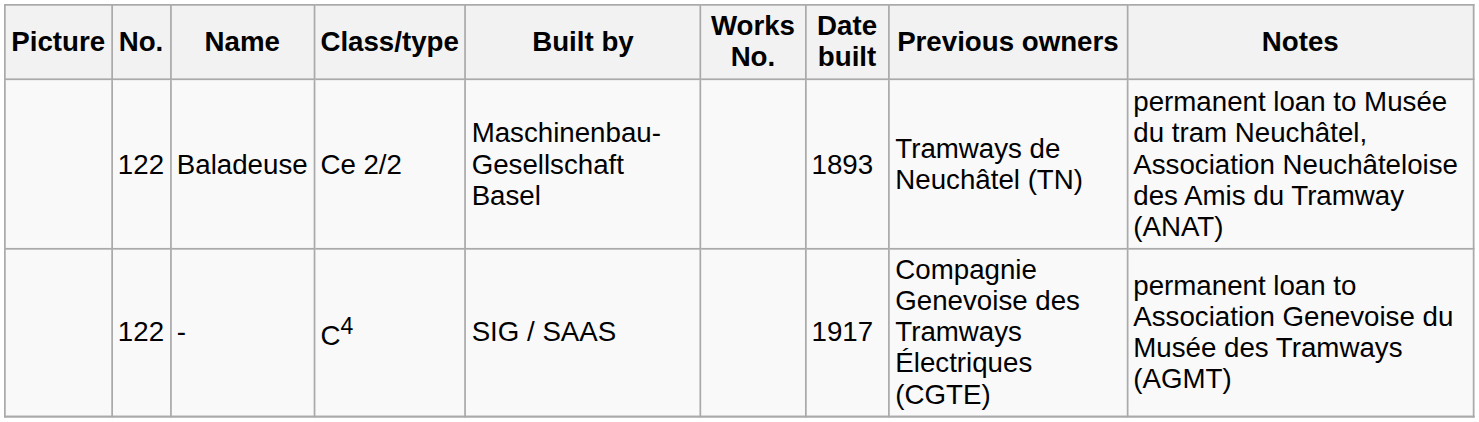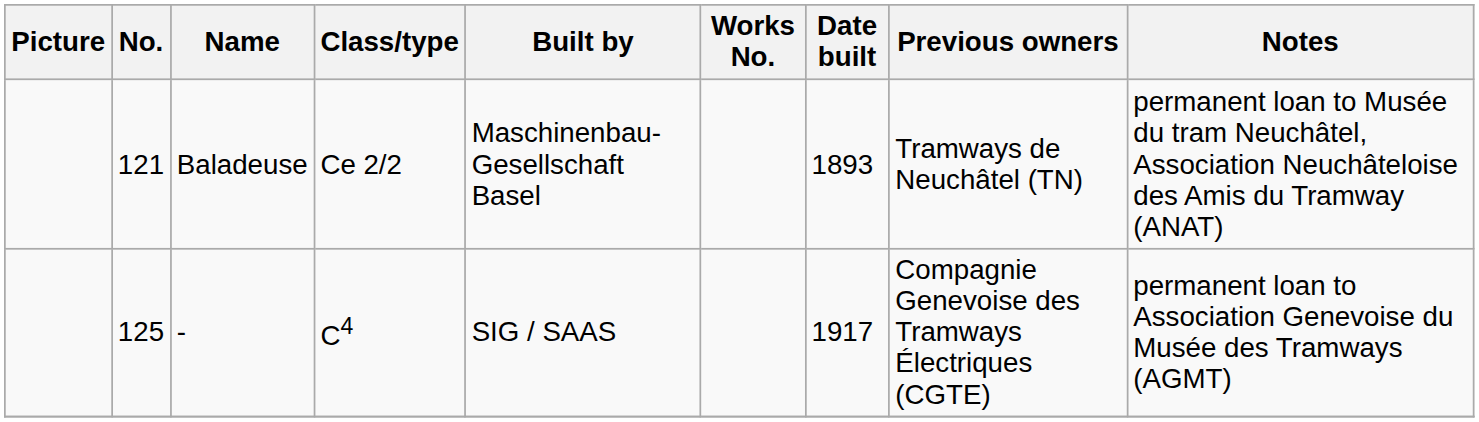(141, 163) 122 -> (141, 163) 121
(141, 332) 122 -> (141, 332) 125
